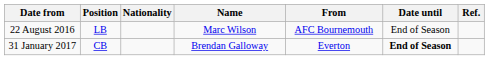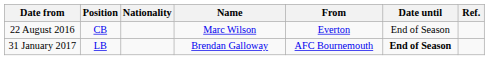(100, 30) LB -> (100, 30) CB
(334, 30) AFC Bournemouth -> (334, 30) Everton
(100, 47) CB -> (100, 47) LB
(334, 47) Everton -> (334, 47) AFC Bournemouth
